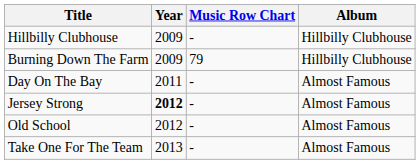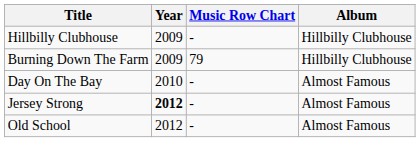(169, 81) 2011 -> (169, 81) 2010
- row: (75, 147)
